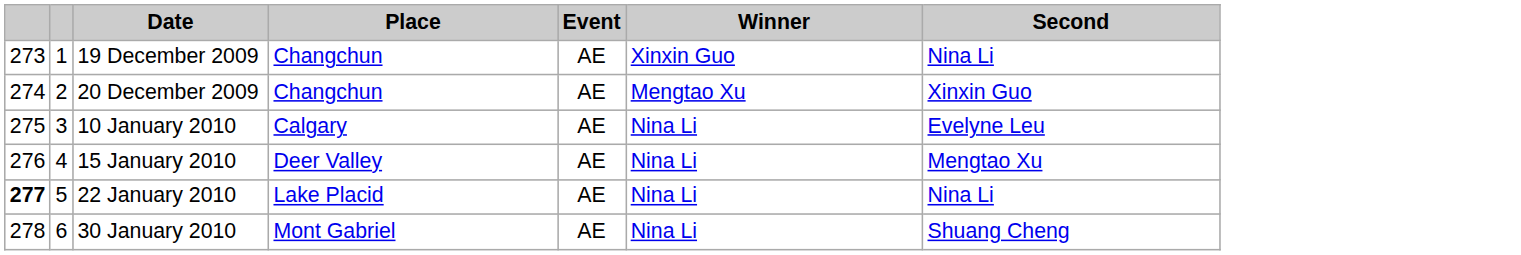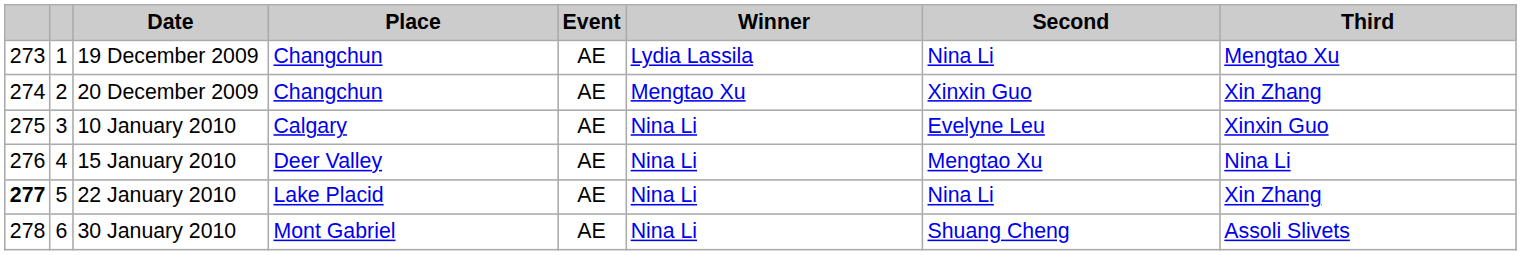+ column: (1368, 21)
(683, 56) Xinxin Guo -> (692, 56) Lydia Lassila
